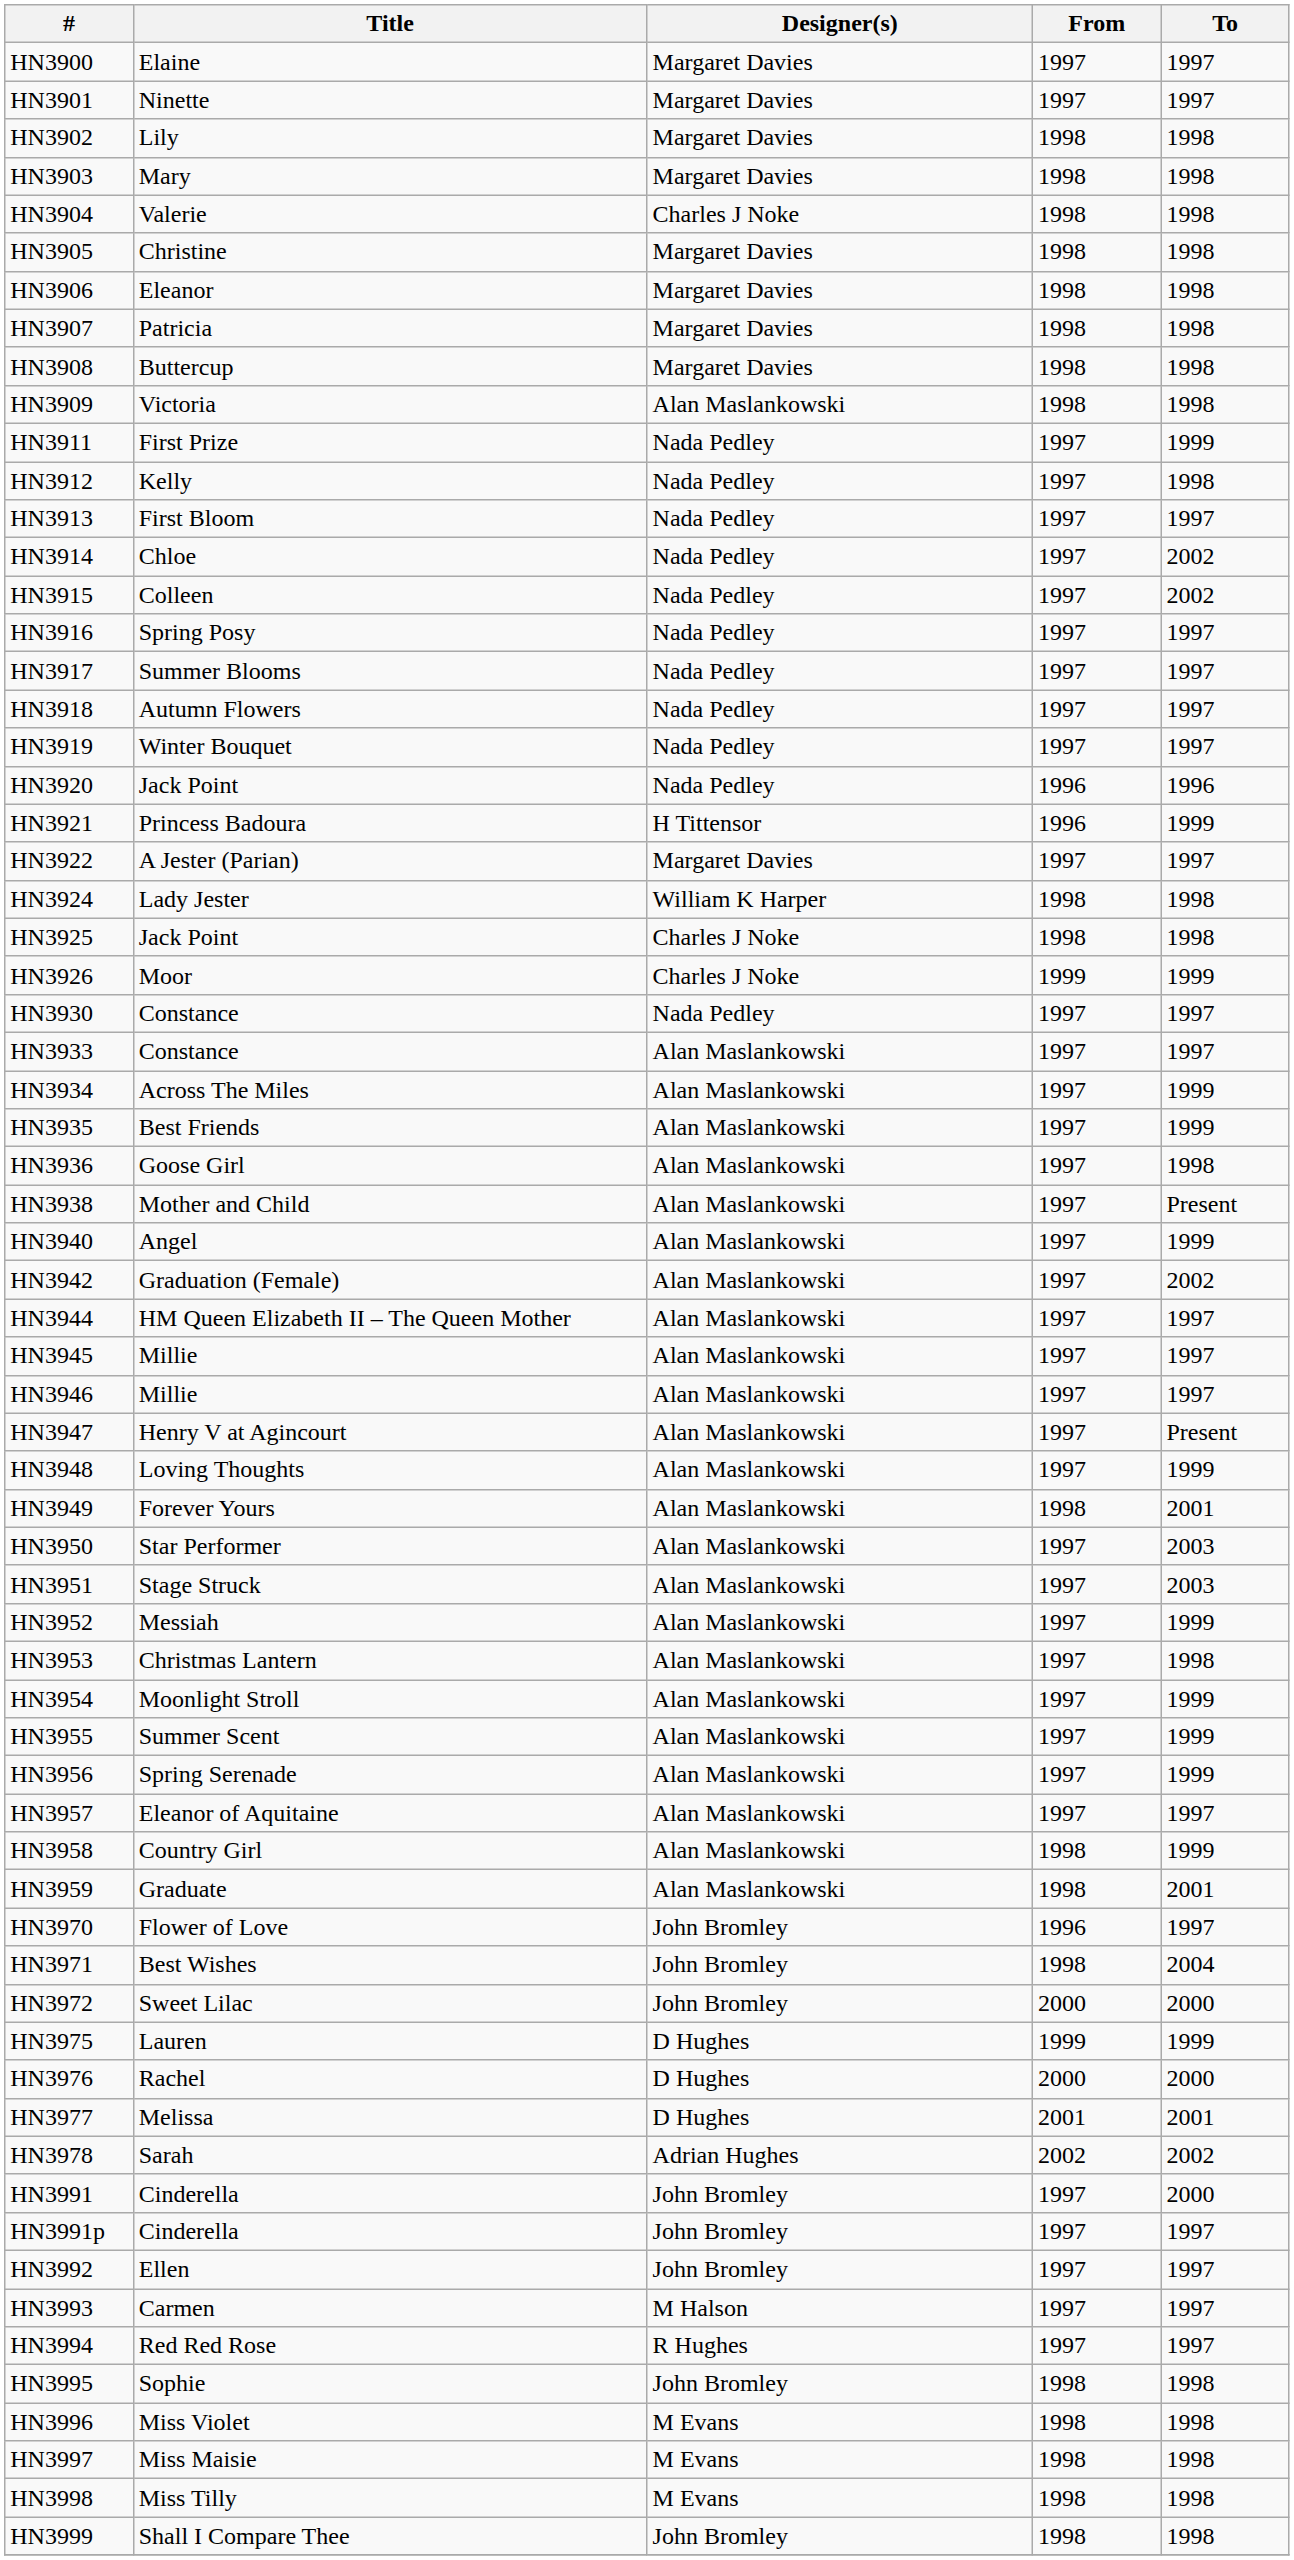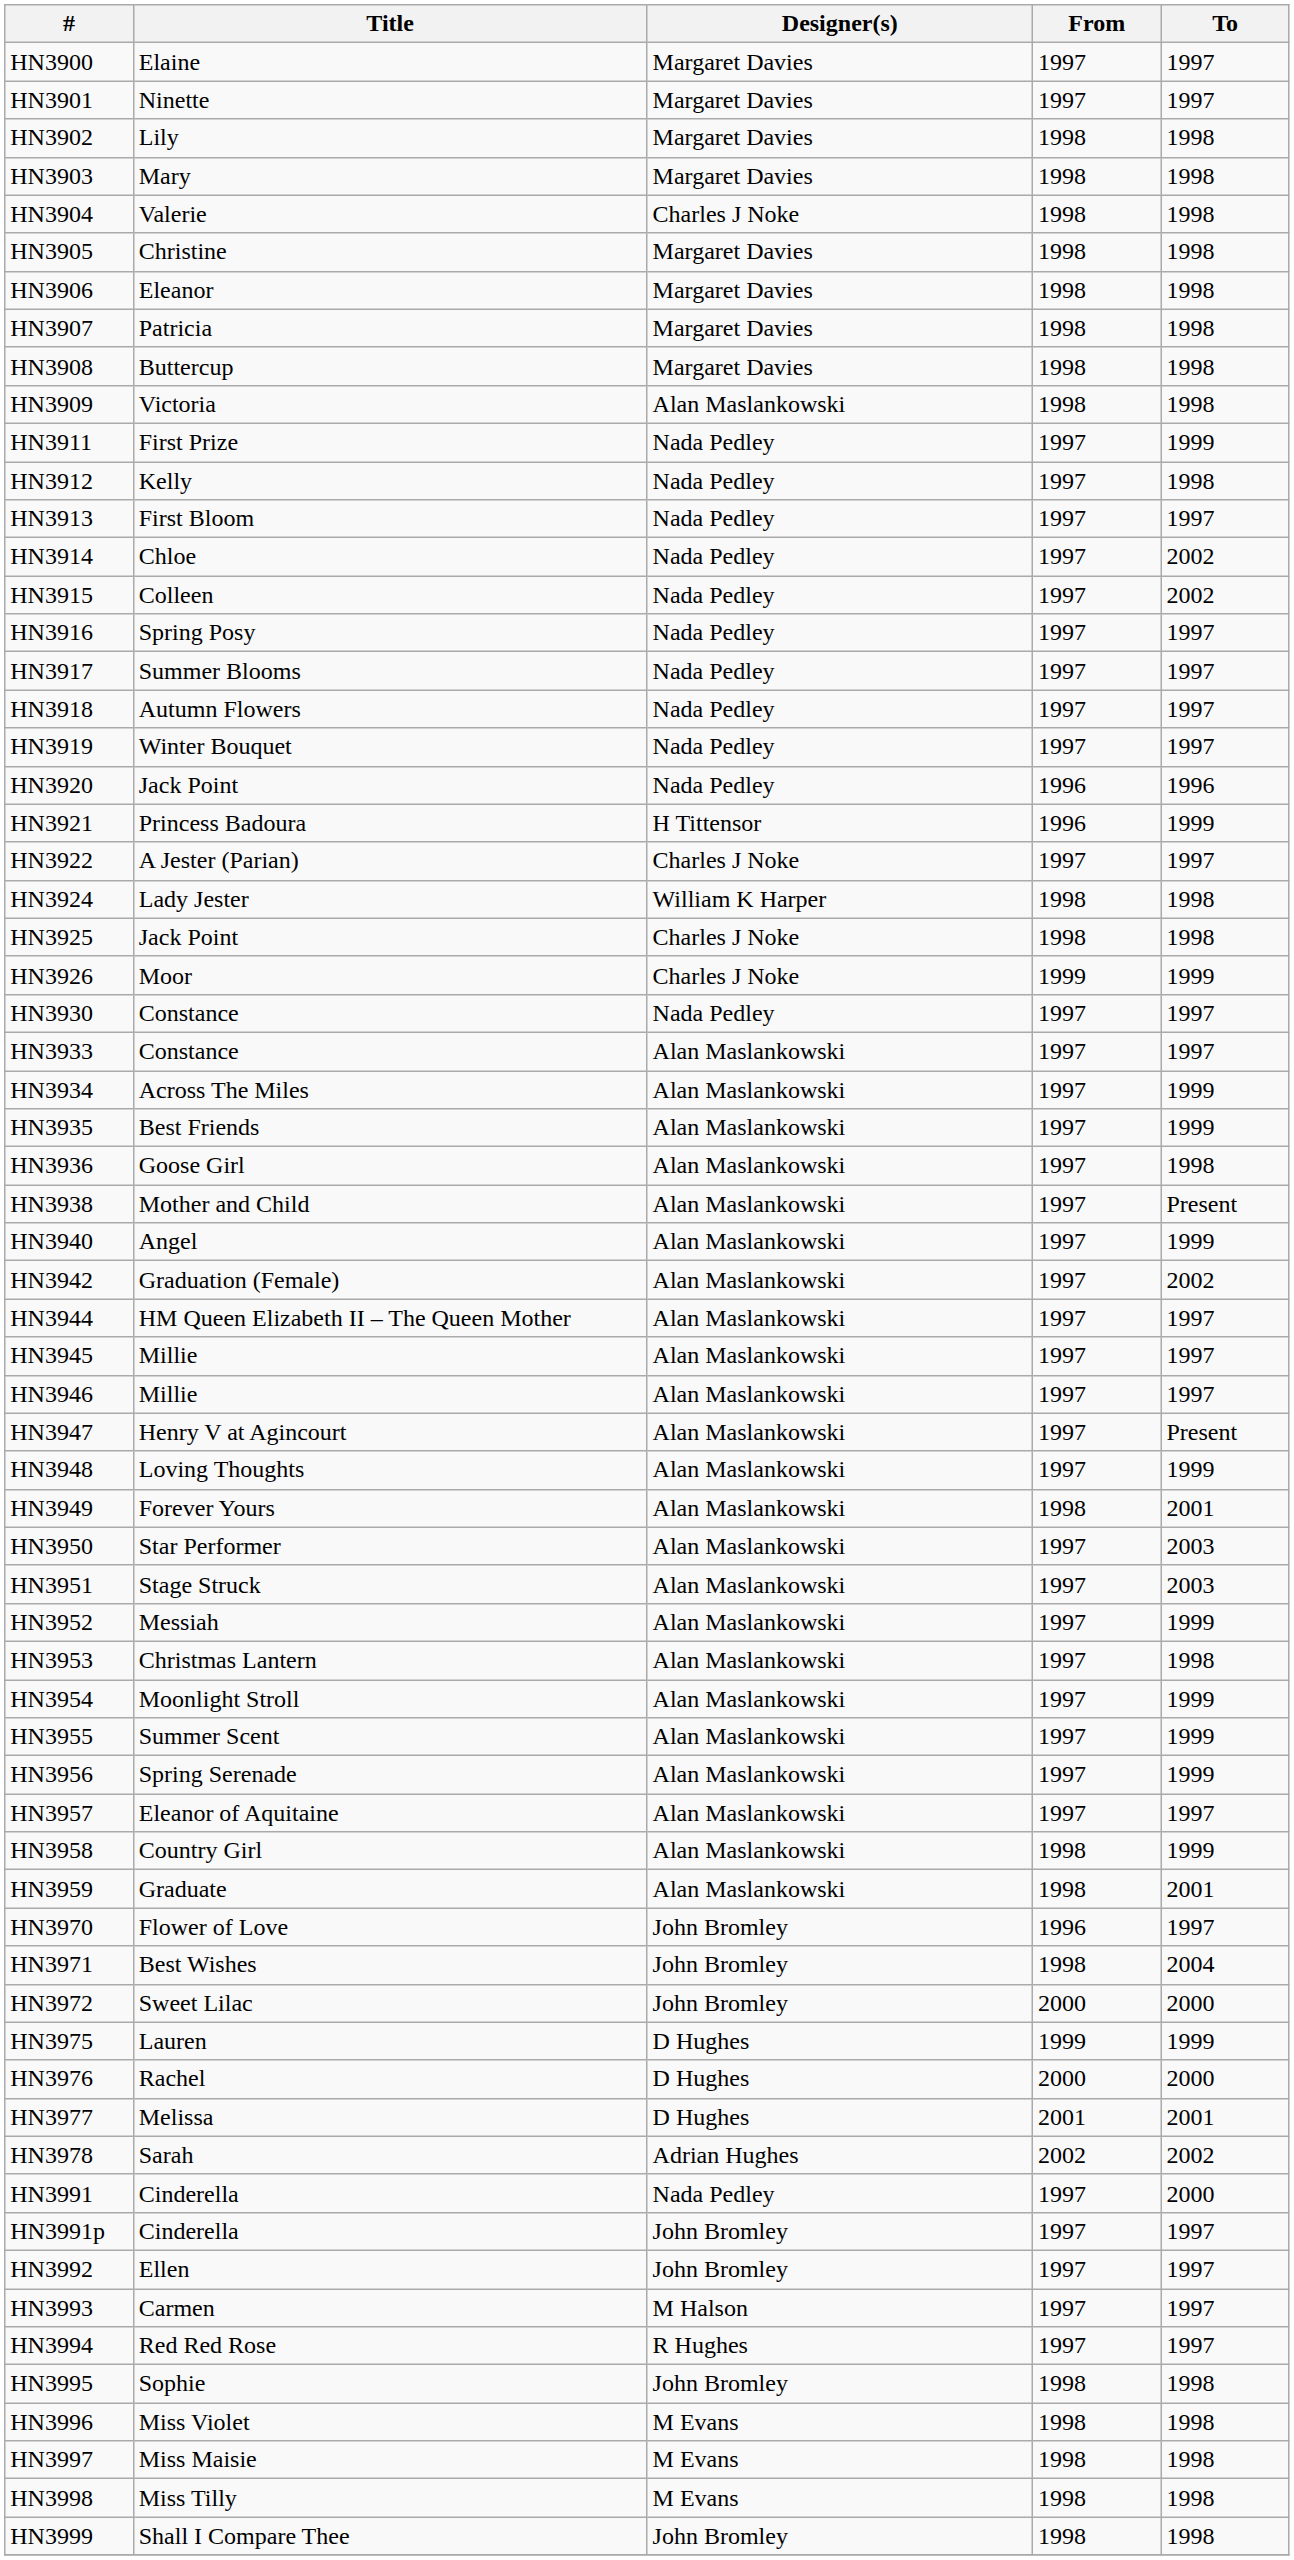(733, 860) Margaret Davies -> (726, 860) Charles J Noke
(720, 2193) John Bromley -> (714, 2193) Nada Pedley
